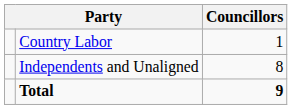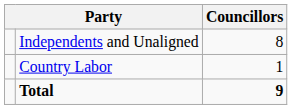rows swapped: (109, 66) <-> (66, 41)
